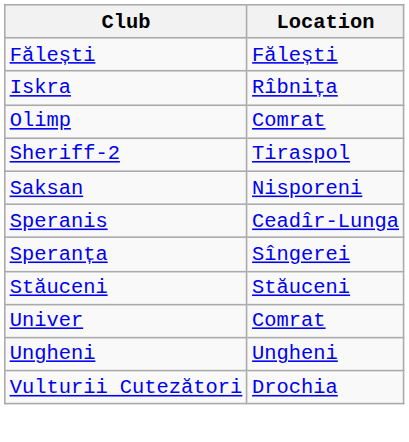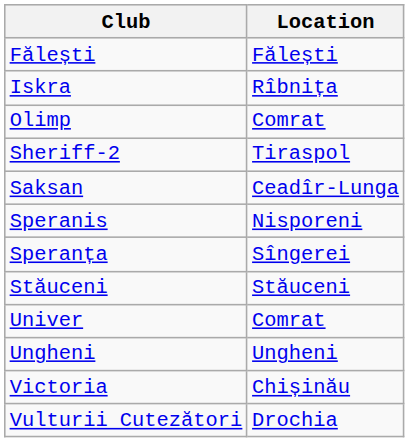(307, 188) Nisporeni -> (326, 188) Ceadîr-Lunga
(326, 221) Ceadîr-Lunga -> (307, 221) Nisporeni
+ row: (59, 387)
